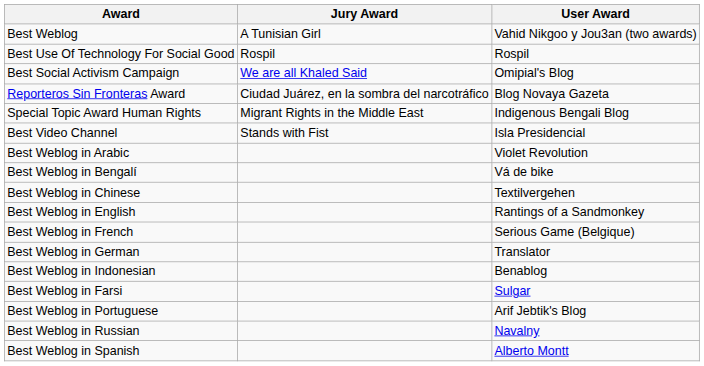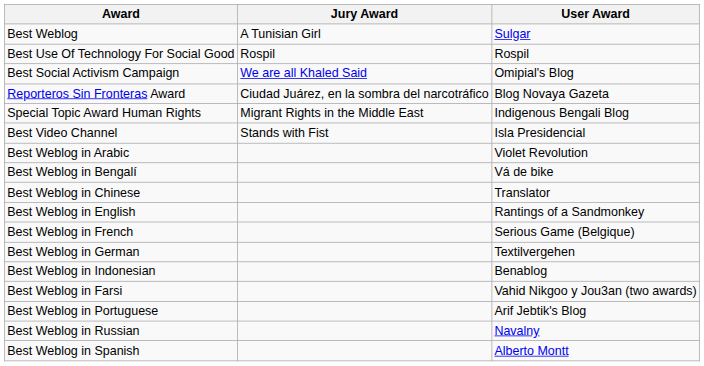(596, 34) Vahid Nikgoo y Jou3an (two awards) -> (512, 34) Sulgar
(535, 192) Textilvergehen -> (522, 192) Translator
(522, 251) Translator -> (535, 251) Textilvergehen
(512, 291) Sulgar -> (596, 291) Vahid Nikgoo y Jou3an (two awards)
